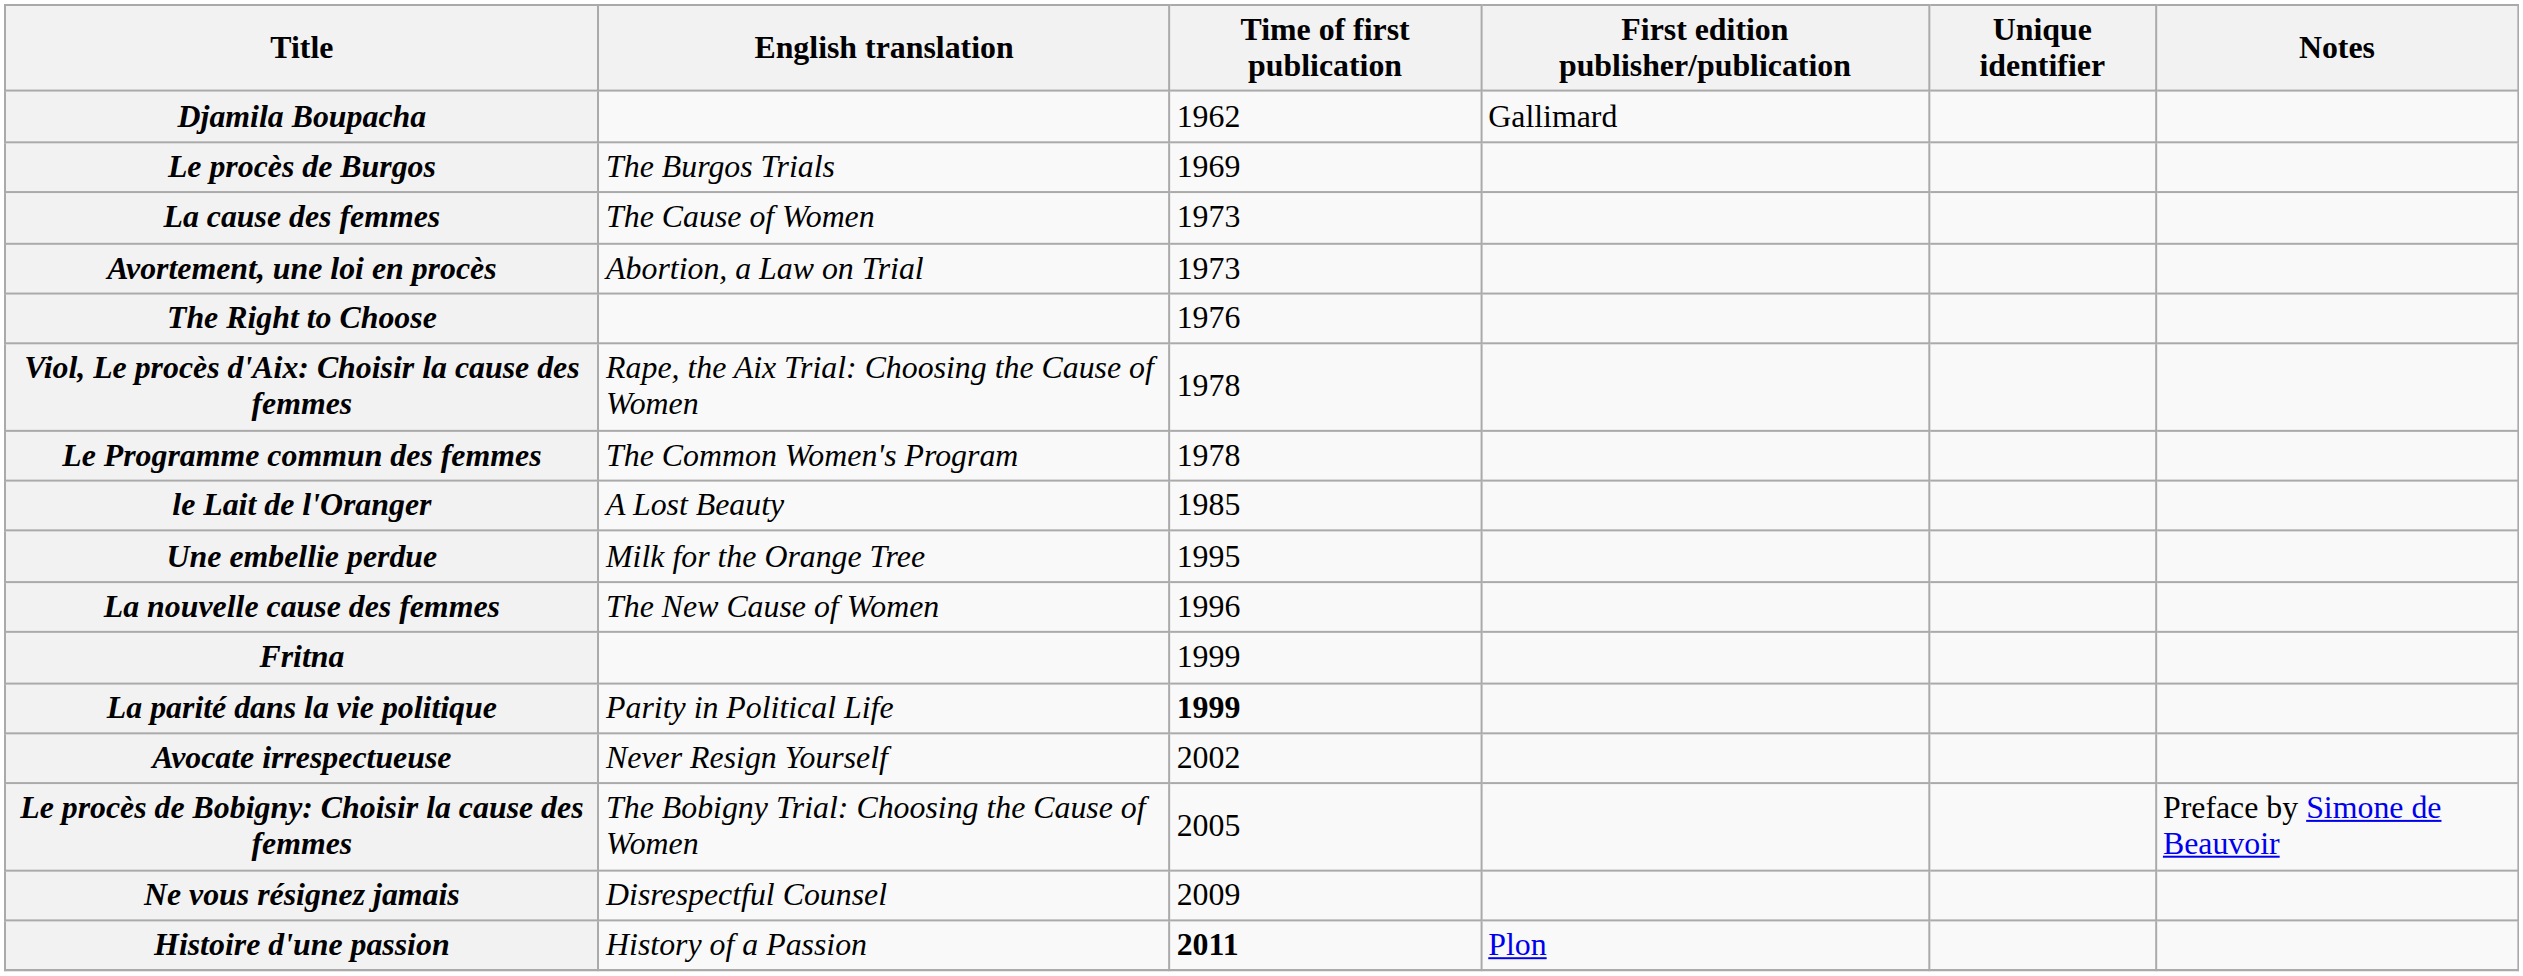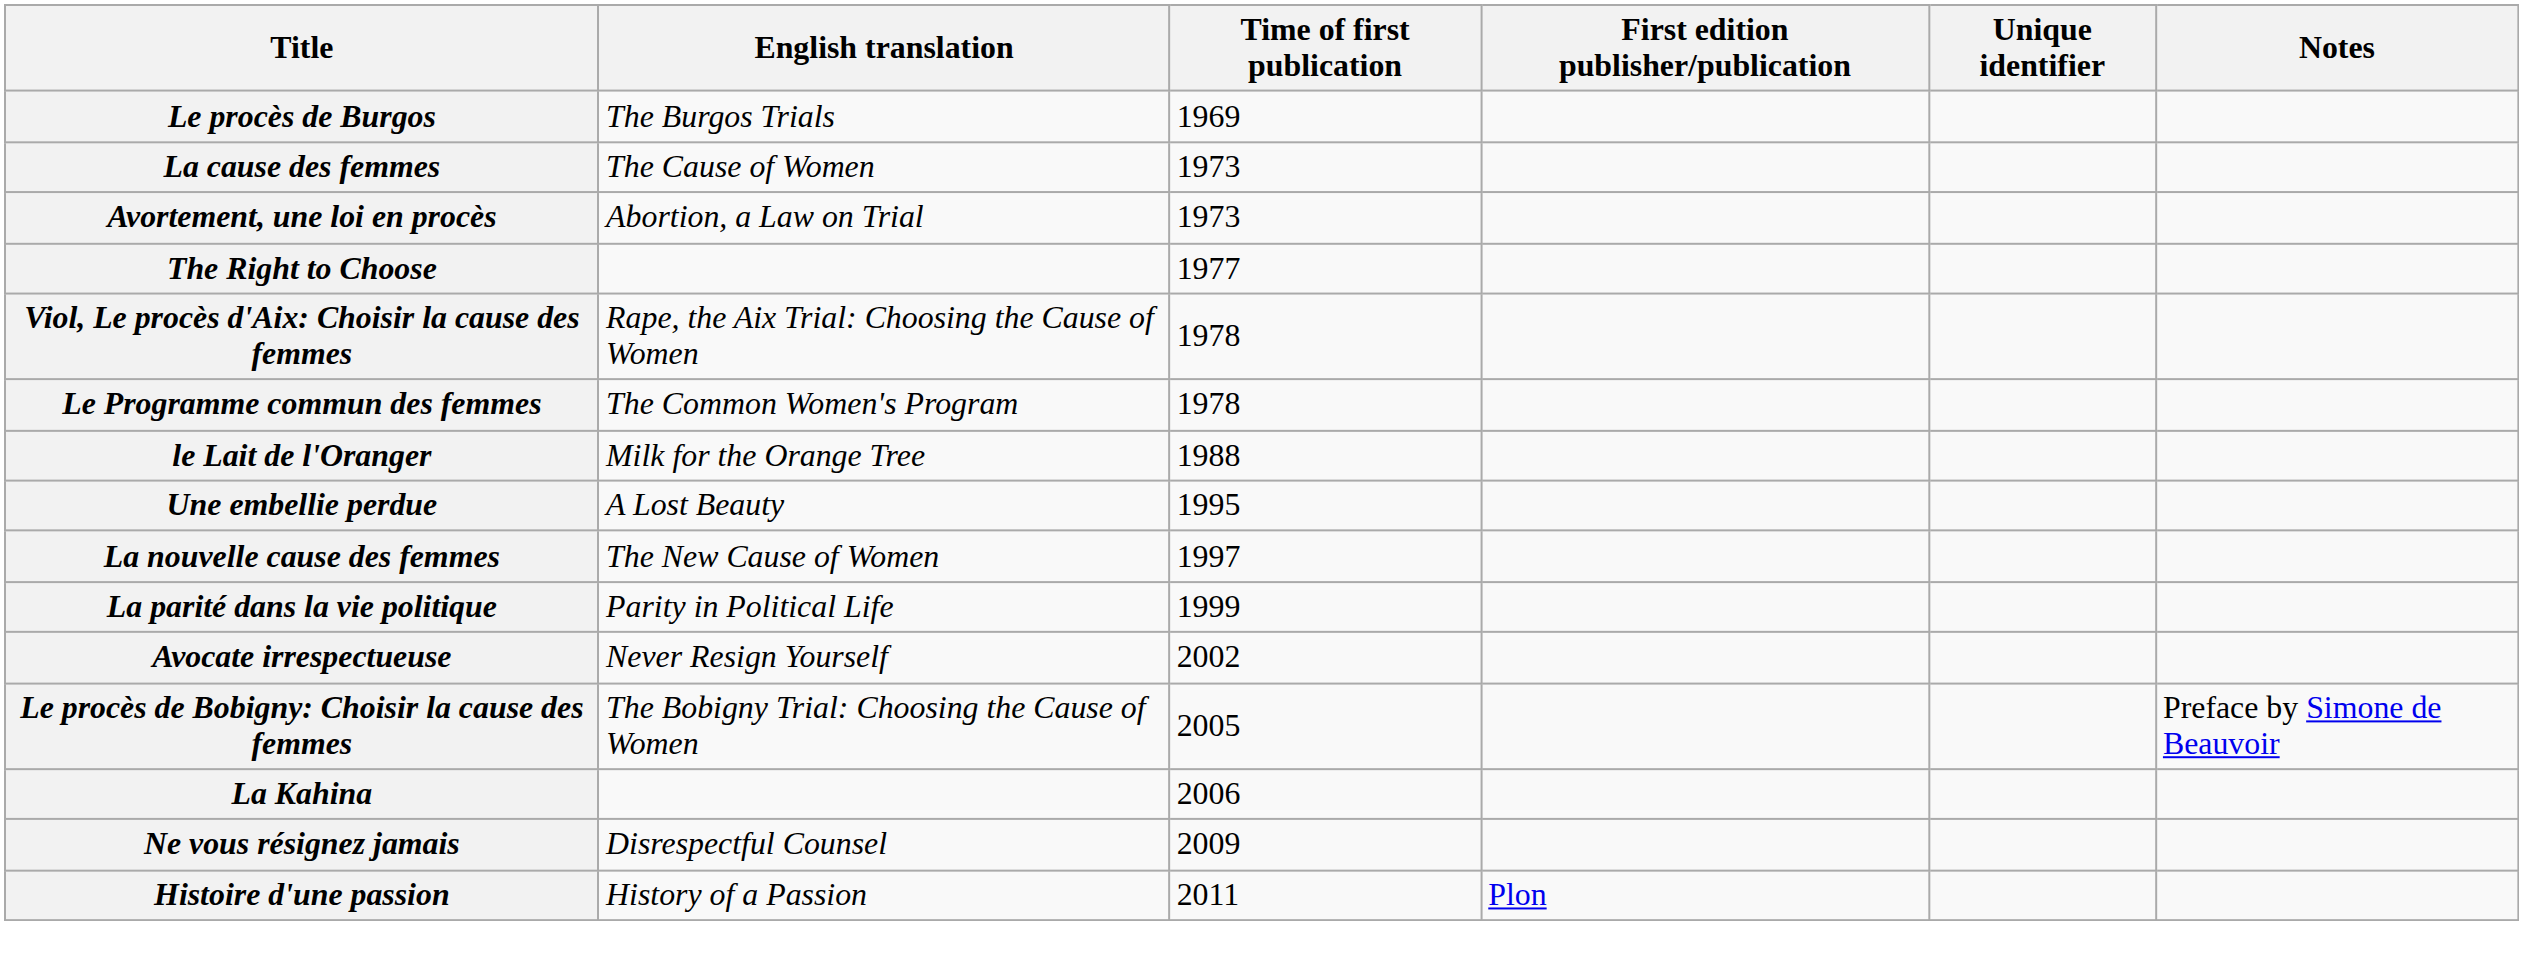- row: (302, 116)
(1208, 318) 1976 -> (1208, 267) 1977
(695, 505) A Lost Beauty -> (766, 454) Milk for the Orange Tree
(1208, 505) 1985 -> (1208, 454) 1988
(766, 555) Milk for the Orange Tree -> (695, 505) A Lost Beauty
(1208, 606) 1996 -> (1208, 555) 1997
- row: (302, 656)
(1208, 707) bold -> (1208, 606) normal
+ row: (302, 793)
(1208, 945) bold -> (1208, 894) normal
